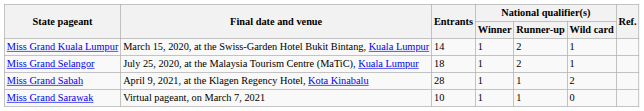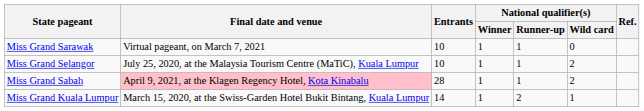rows swapped: (63, 47) <-> (50, 98)
(439, 64) 18 -> (439, 64) 10
(519, 64) 2 -> (519, 64) 1
(572, 64) 1 -> (572, 64) 2
(246, 81) no background -> (246, 81) pink background
